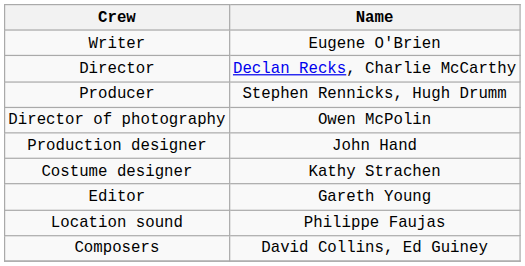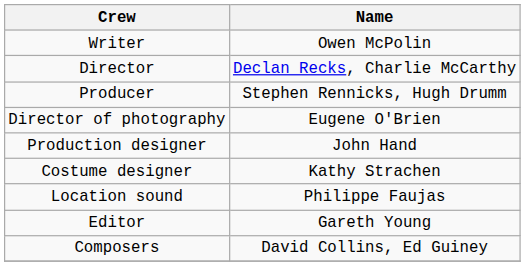(375, 43) Eugene O'Brien -> (375, 43) Owen McPolin
(375, 120) Owen McPolin -> (375, 120) Eugene O'Brien
rows swapped: (117, 197) <-> (117, 223)
